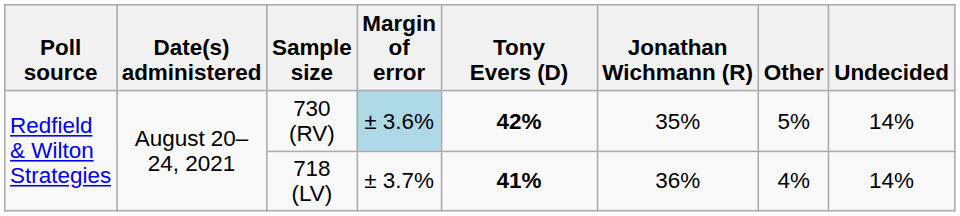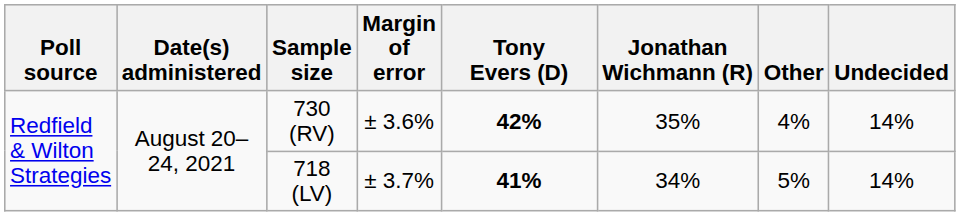(399, 121) lightblue background -> (399, 121) no background
(794, 121) 5% -> (794, 121) 4%
(678, 181) 36% -> (678, 181) 34%
(794, 181) 4% -> (794, 181) 5%
